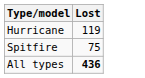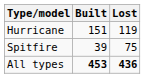+ column: (91, 13)
